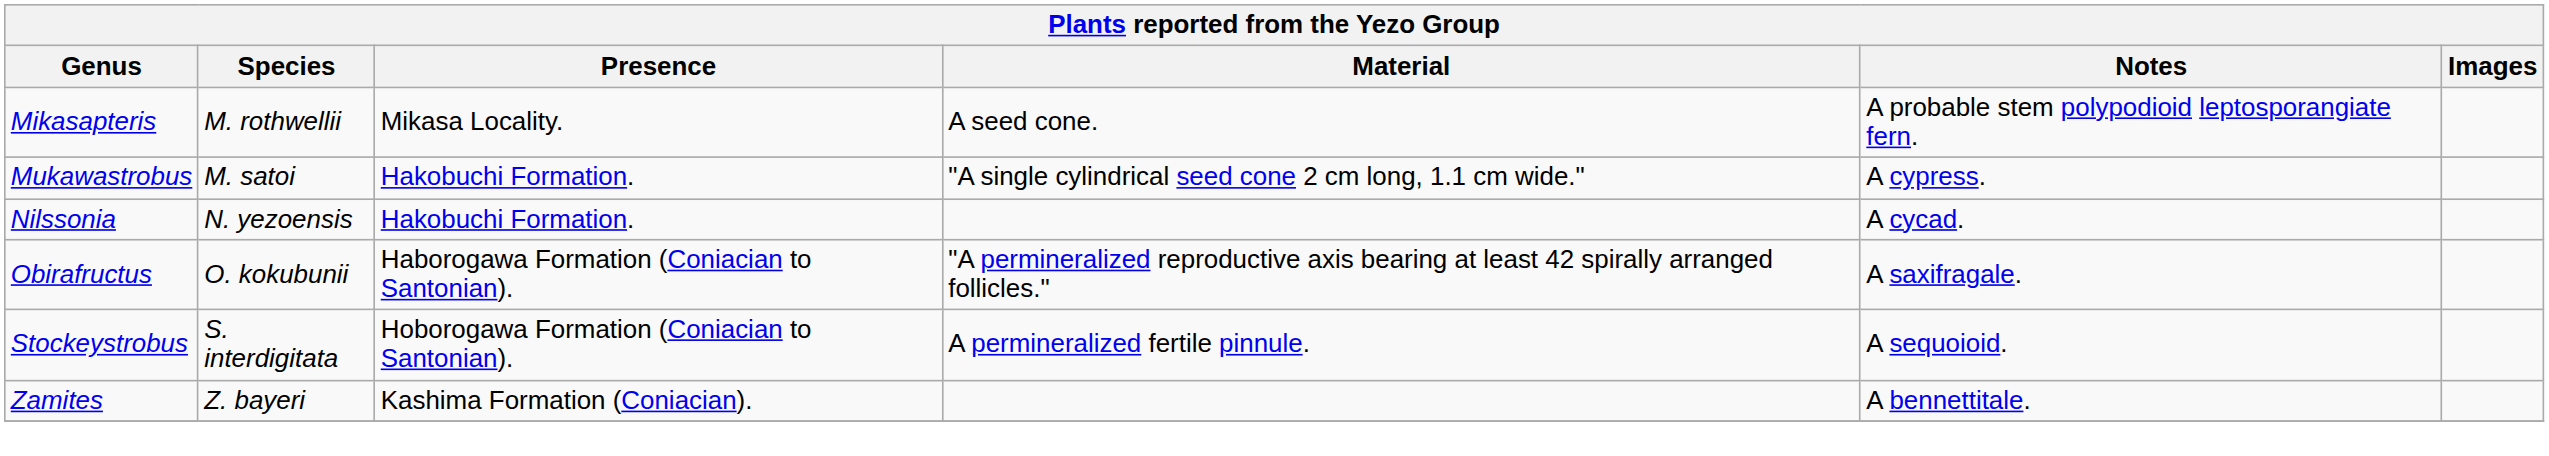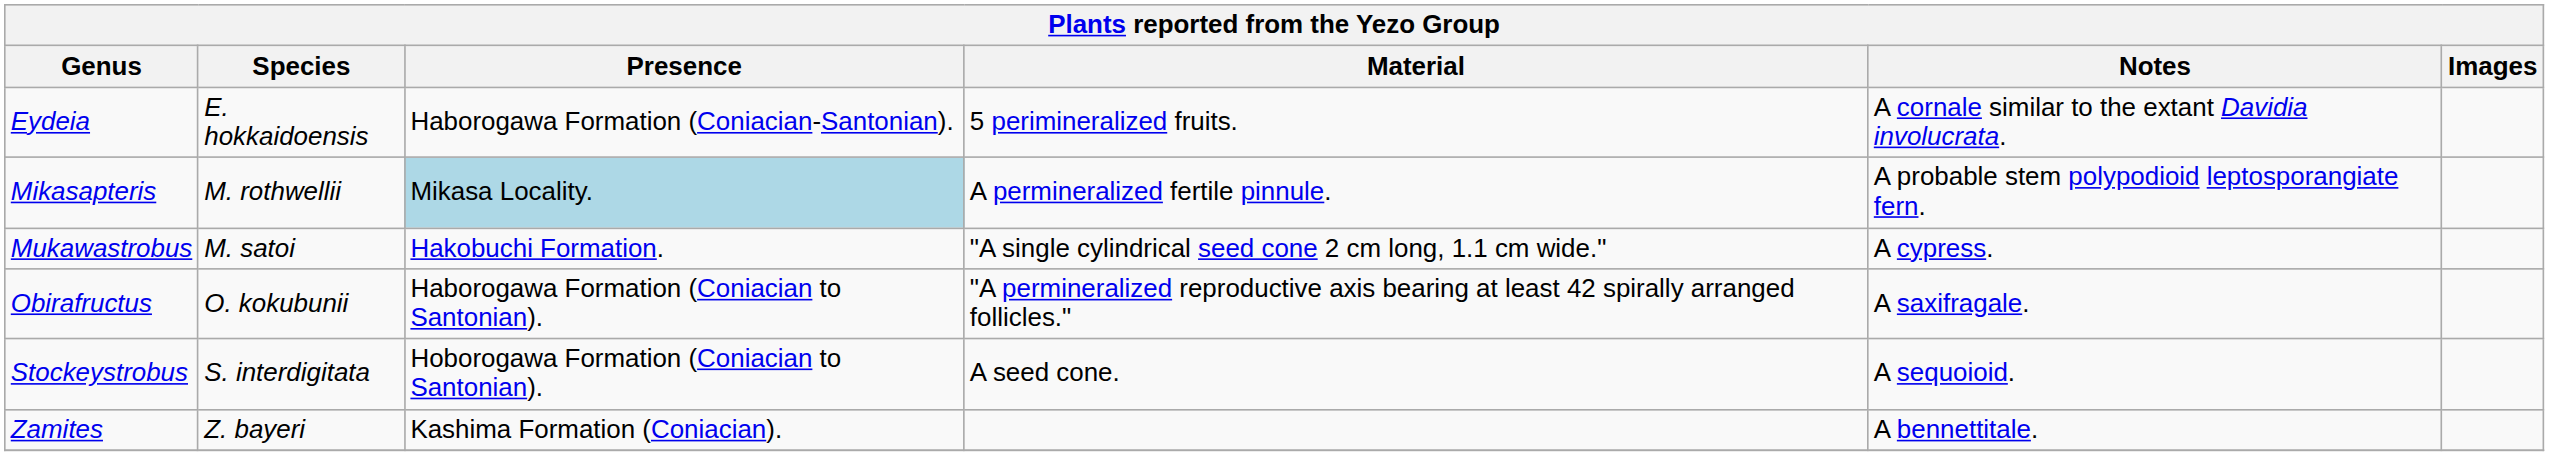+ row: (50, 121)
(472, 121) no background -> (502, 192) lightblue background
(1023, 121) A seed cone. -> (1151, 192) A permineralized fertile pinnule.
- row: (63, 218)
(1129, 344) A permineralized fertile pinnule. -> (1045, 373) A seed cone.
